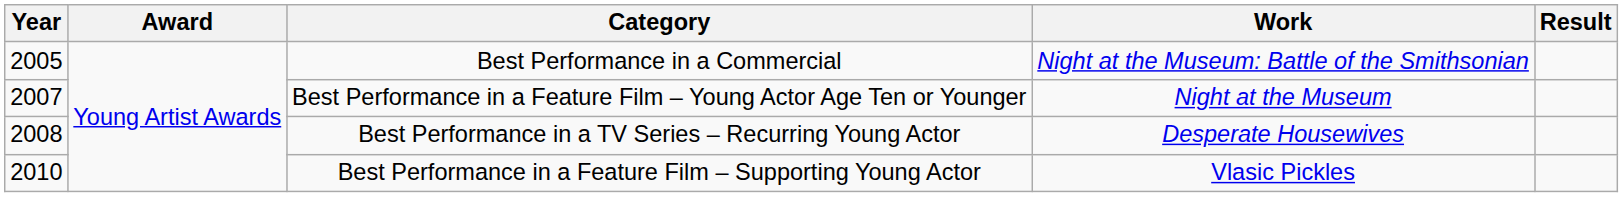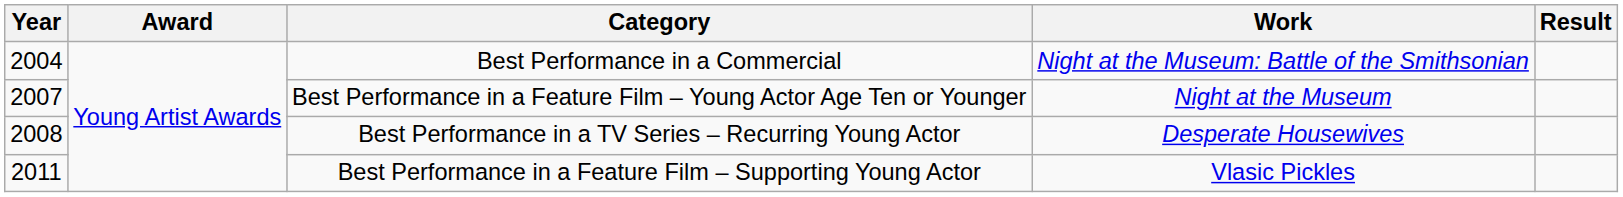(36, 60) 2005 -> (36, 60) 2004
(36, 172) 2010 -> (36, 172) 2011
